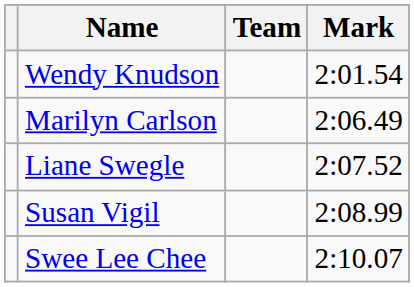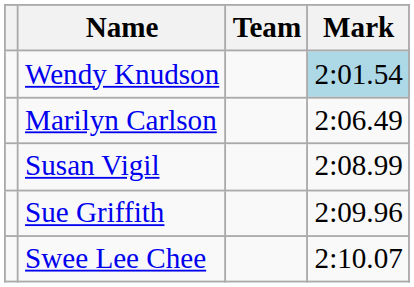(359, 73) no background -> (359, 73) lightblue background
- row: (105, 166)
+ row: (95, 212)
